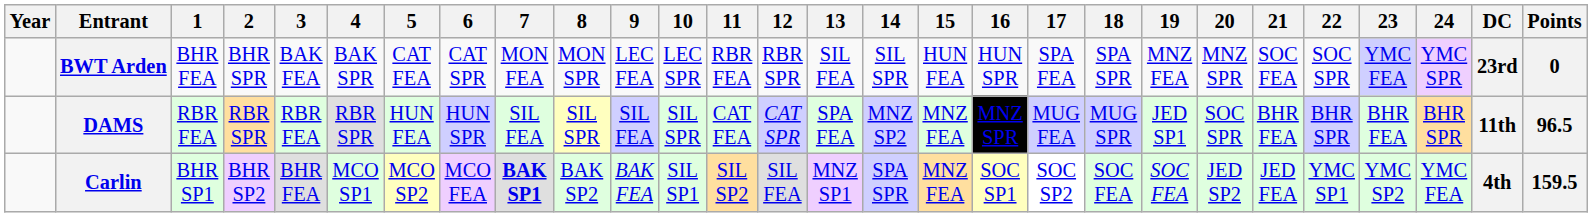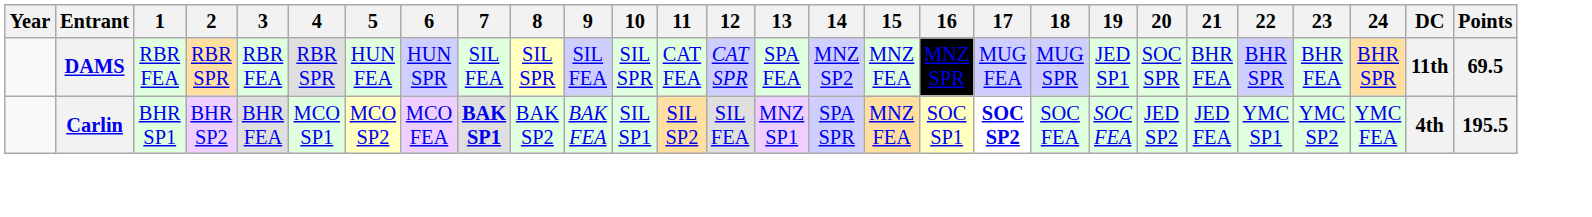- row: (113, 66)
(1555, 124) 96.5 -> (1485, 66) 69.5
(1056, 181) normal -> (1003, 124) bold
(1555, 181) 159.5 -> (1485, 124) 195.5
